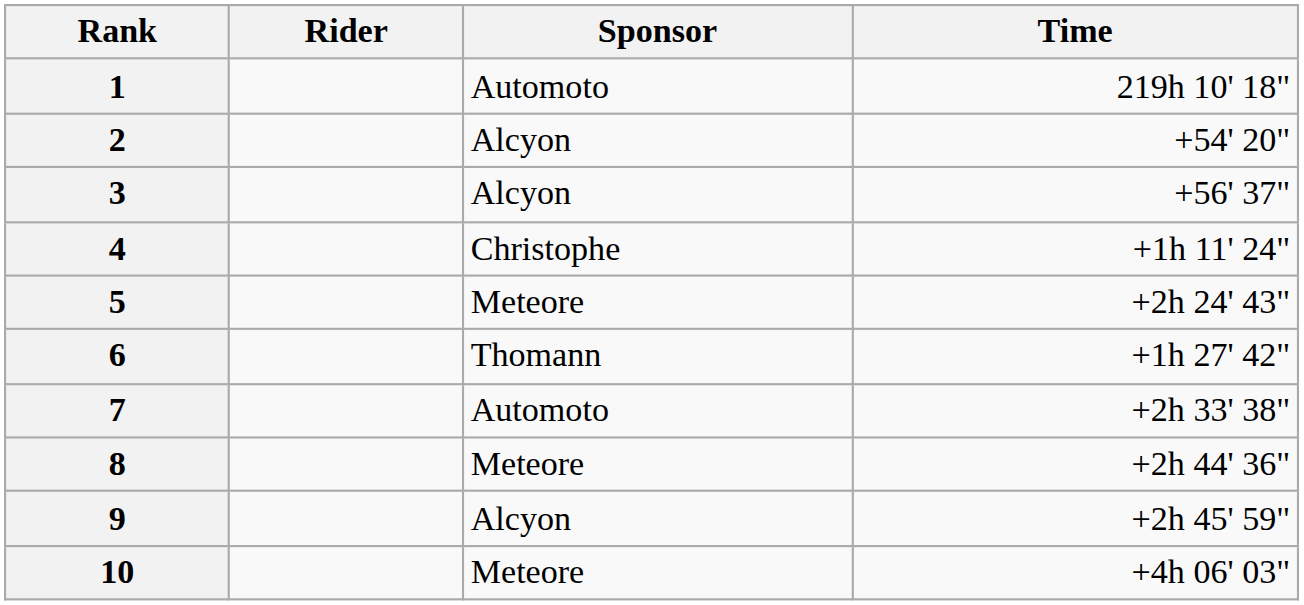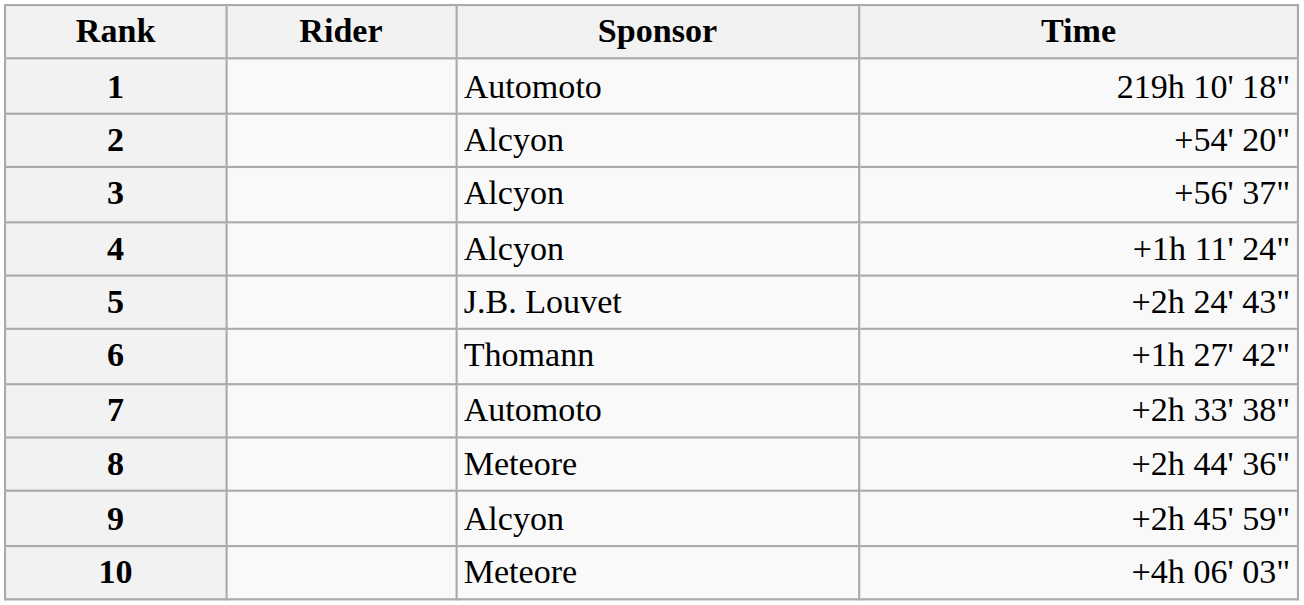(545, 247) Christophe -> (514, 247) Alcyon
(527, 301) Meteore -> (543, 301) J.B. Louvet
